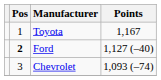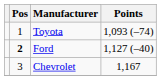(128, 31) 1,167 -> (128, 31) 1,093 (–74)
(128, 66) 1,093 (–74) -> (128, 66) 1,167
